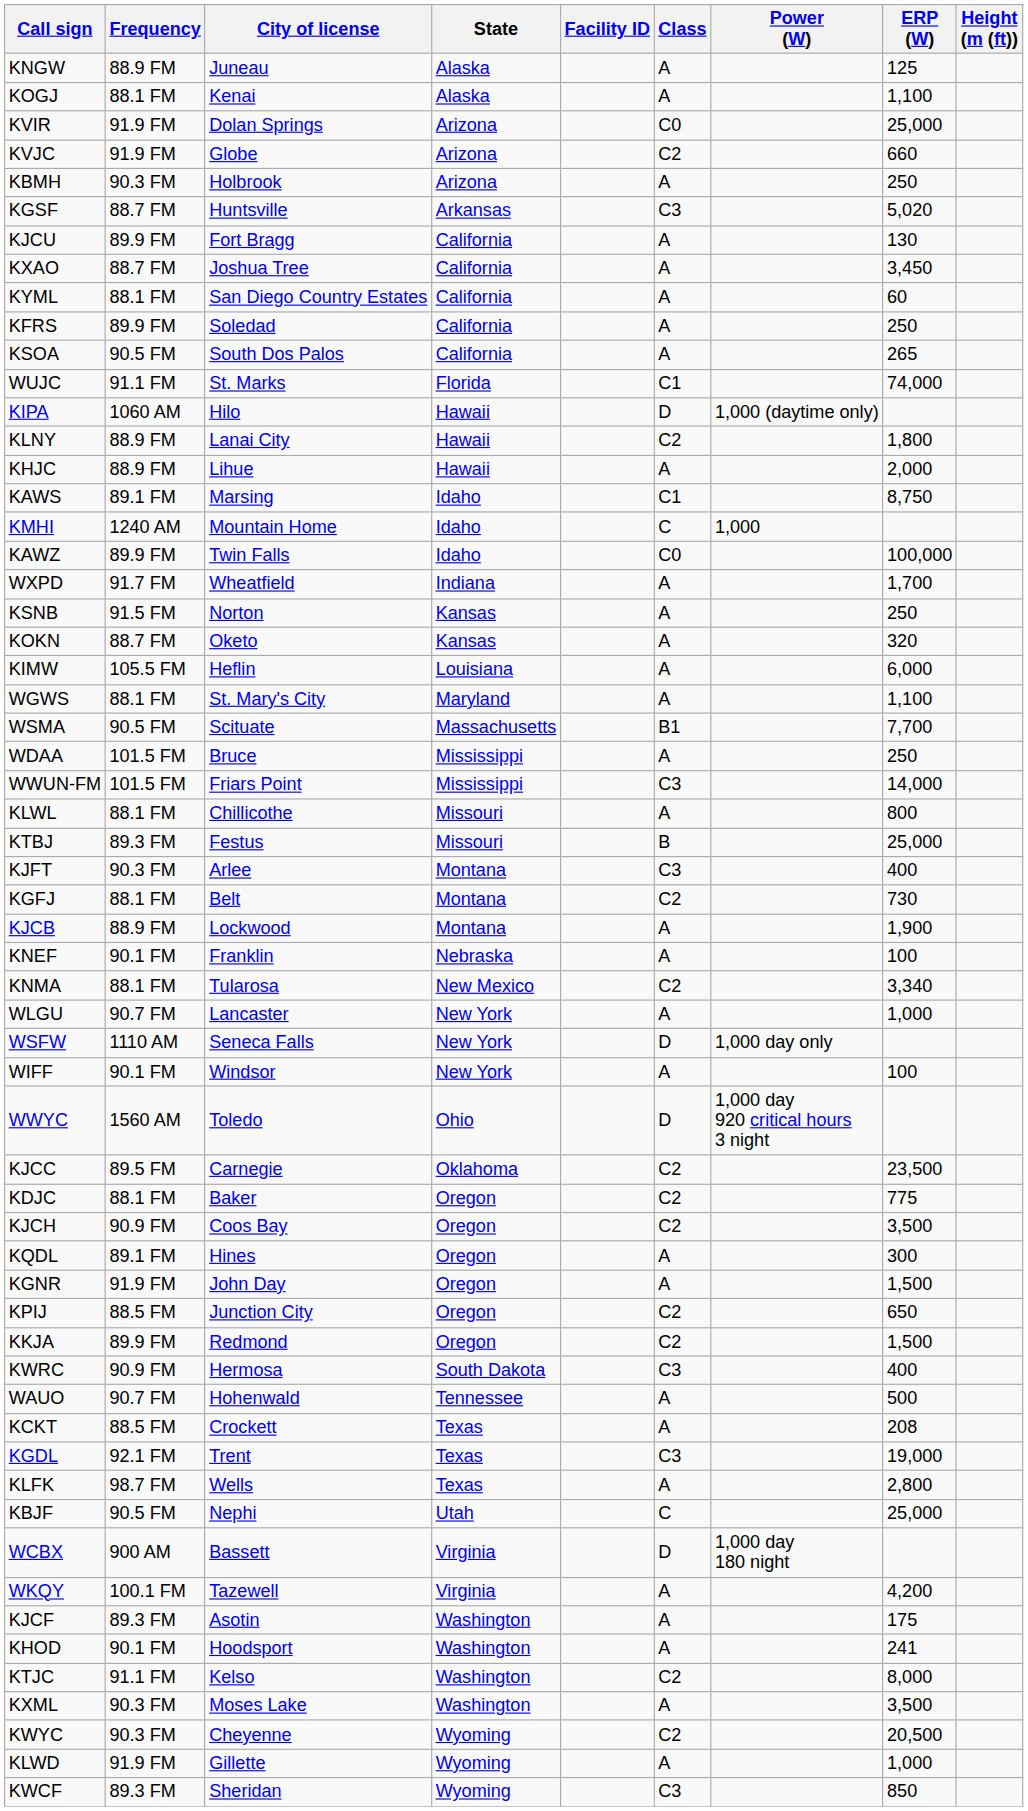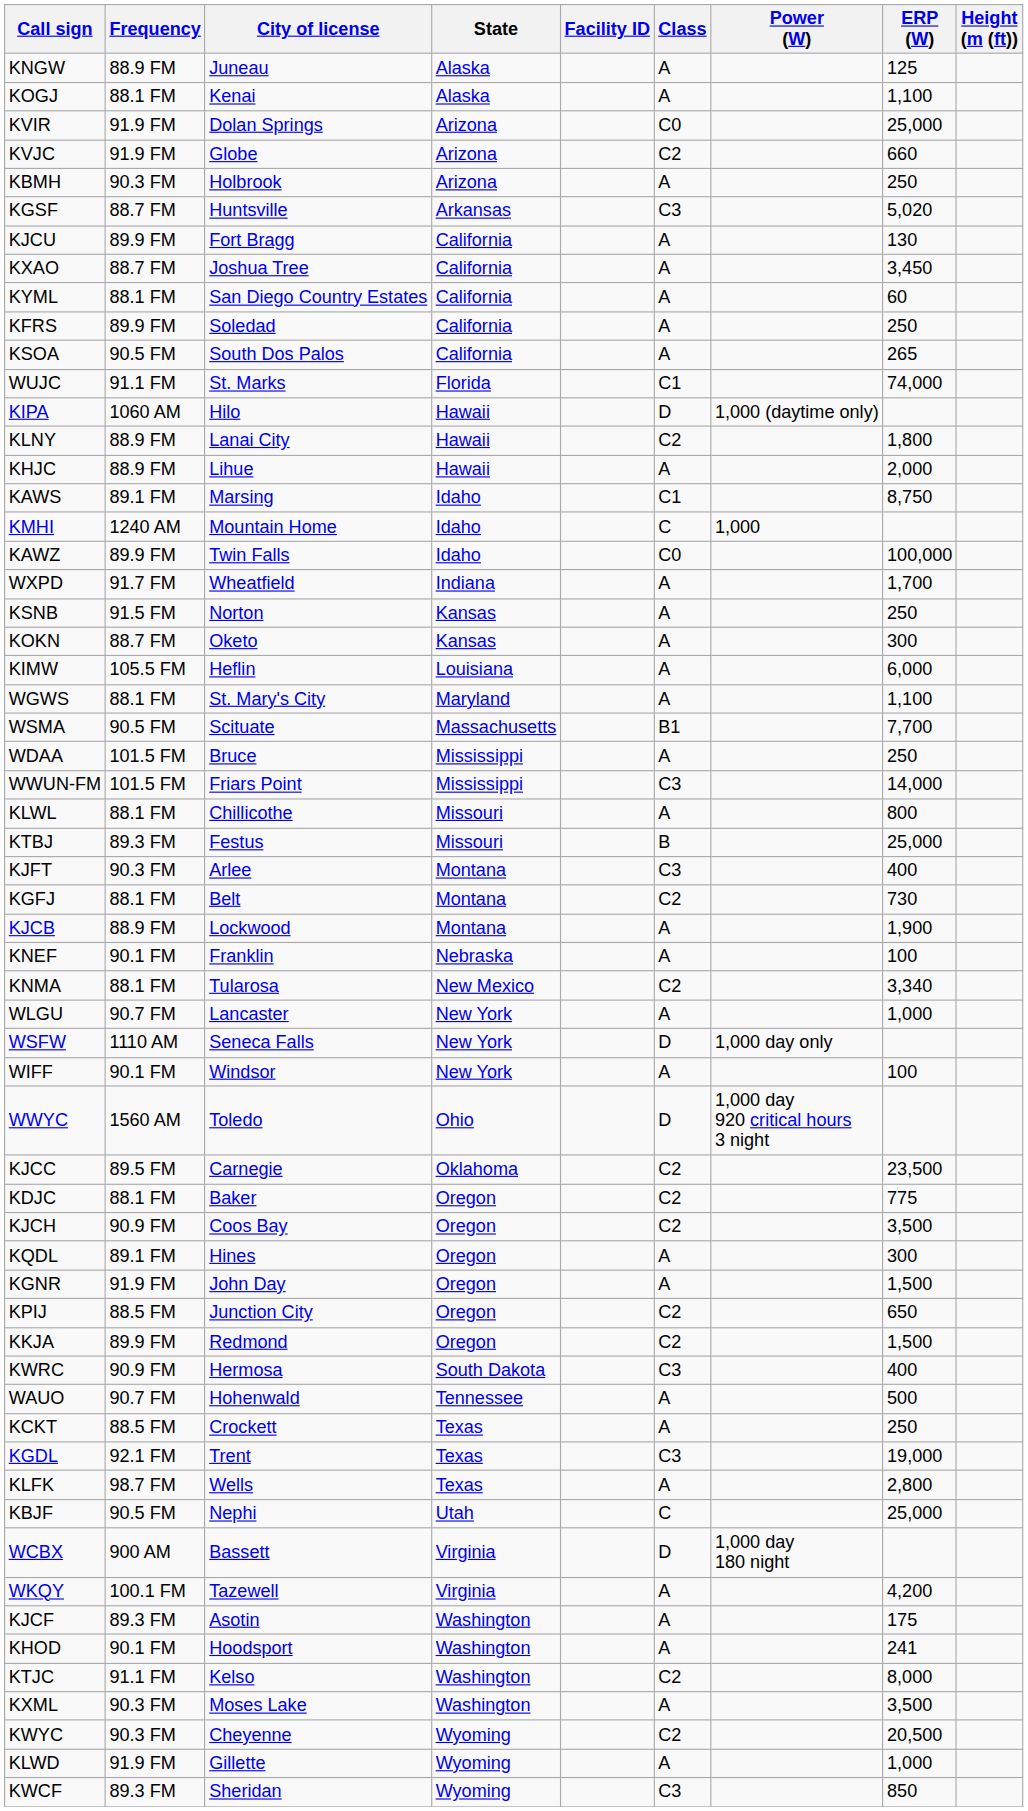(902, 641) 320 -> (902, 641) 300
(902, 1427) 208 -> (902, 1427) 250
